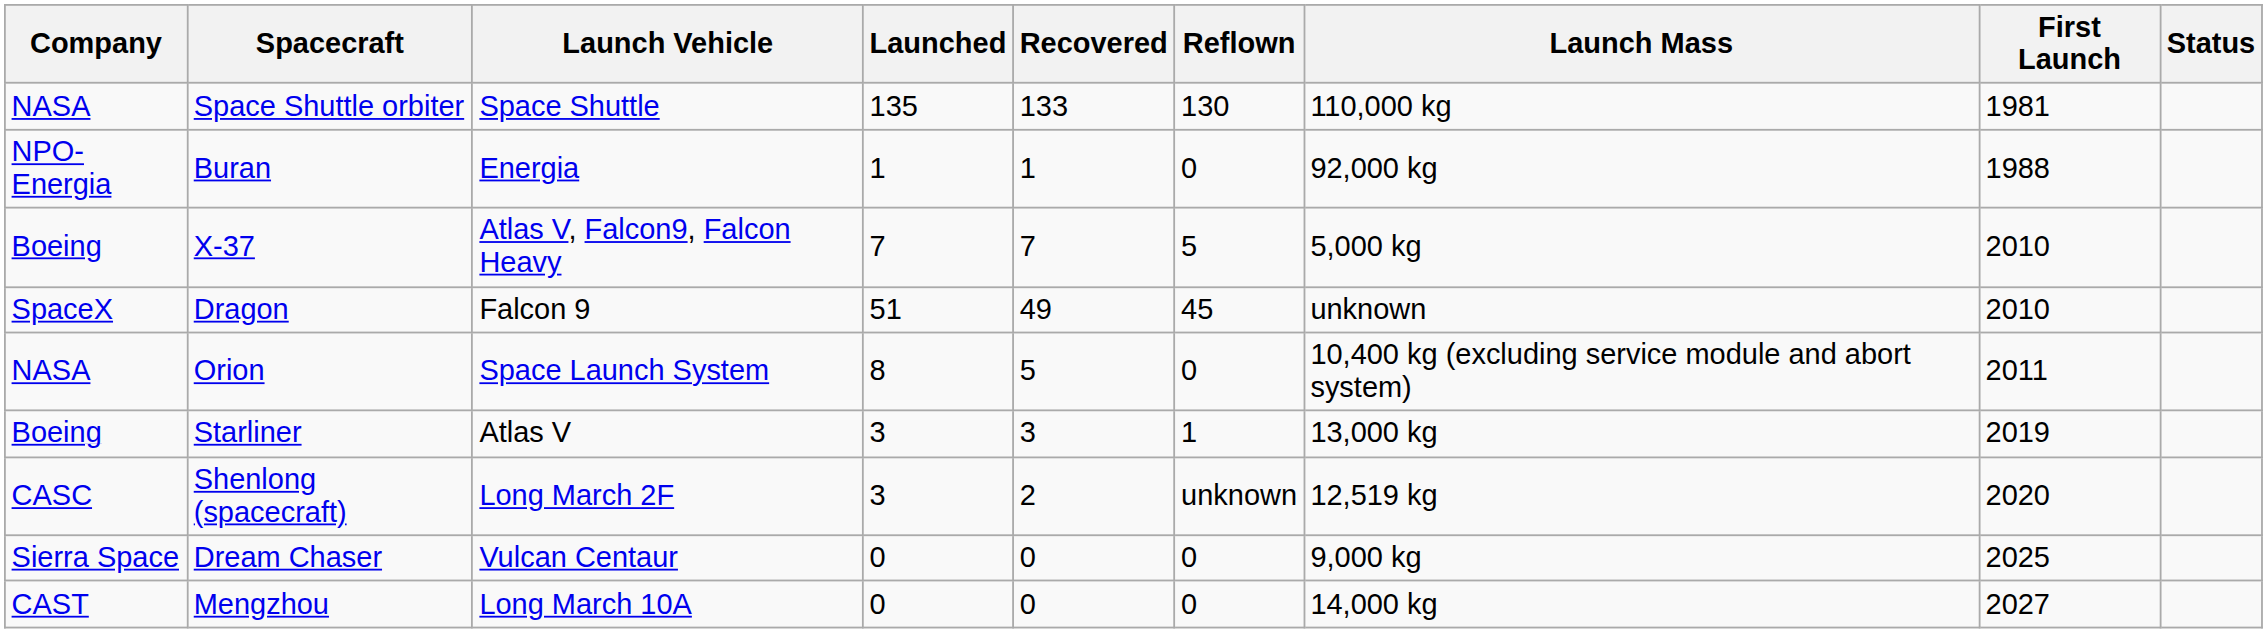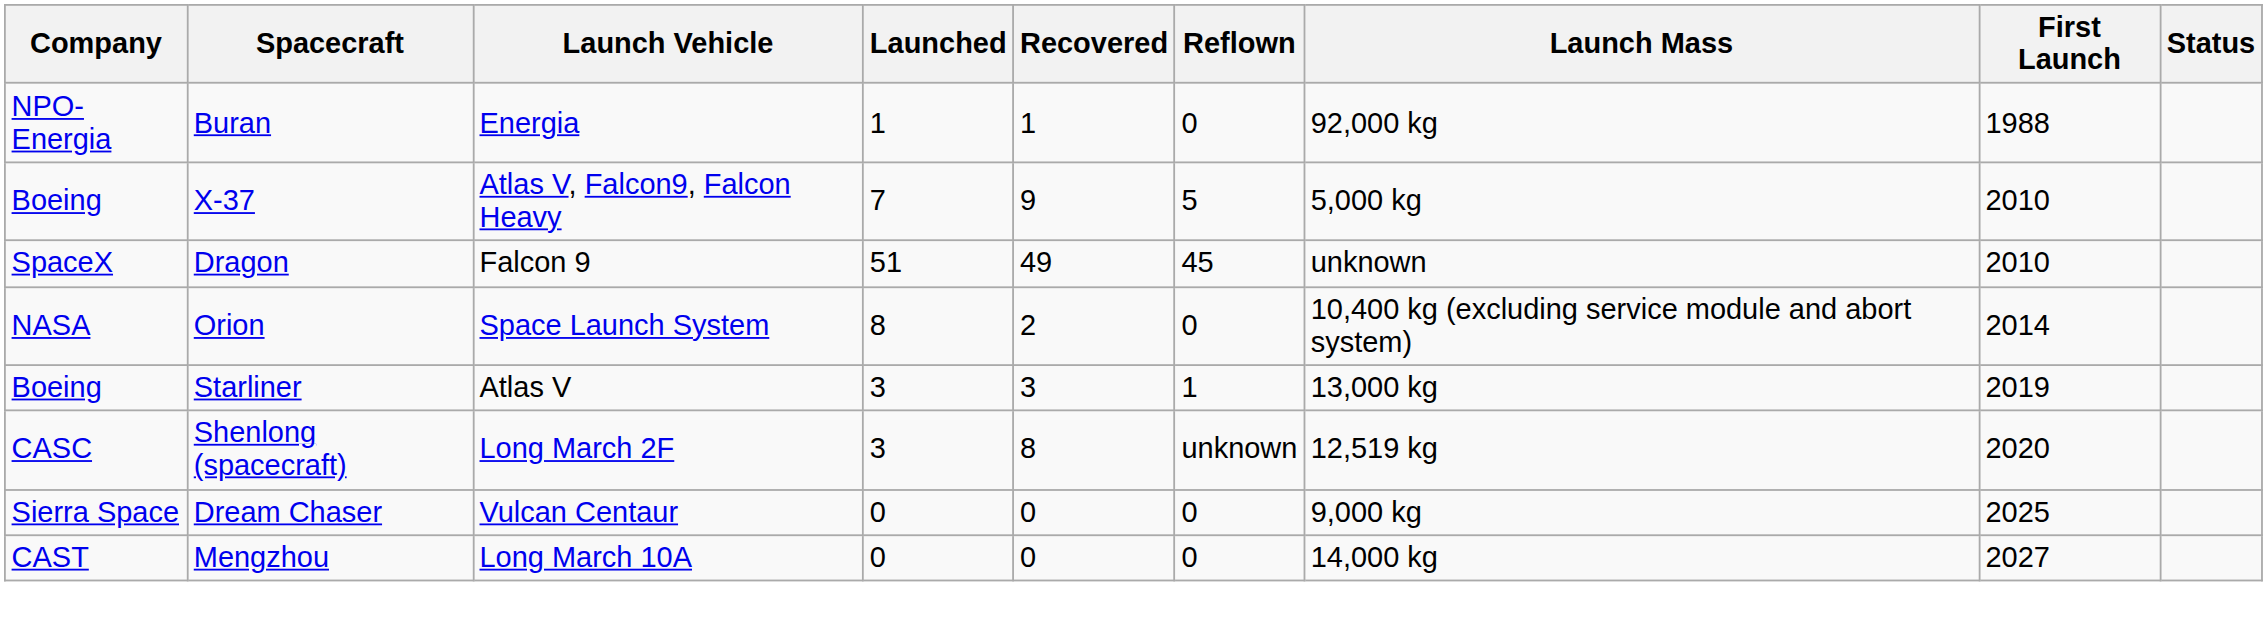- row: (329, 105)
(1028, 246) 7 -> (1028, 200) 9
(1028, 371) 5 -> (1028, 325) 2
(2017, 371) 2011 -> (2018, 325) 2014
(1028, 495) 2 -> (1028, 449) 8
